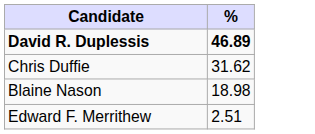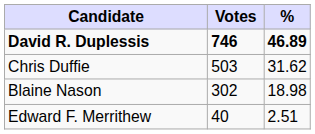+ column: (236, 16)
